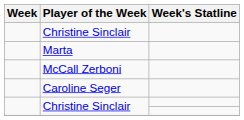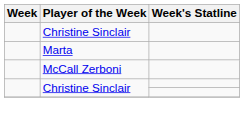- row: (22, 88)
